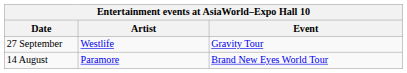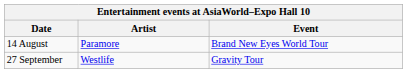rows swapped: (27, 60) <-> (34, 44)
